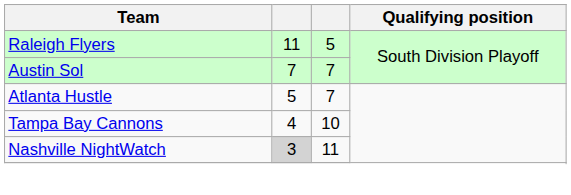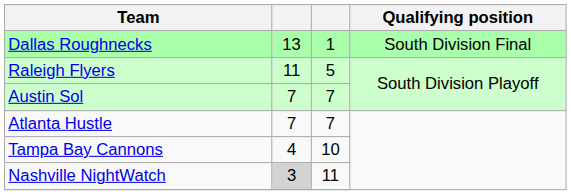+ row: (80, 44)
(292, 96) 5 -> (292, 123) 7
